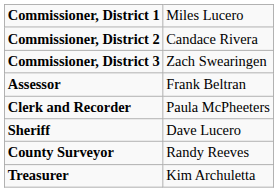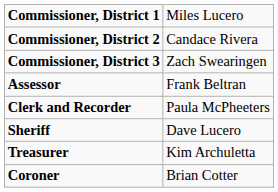- row: (61, 152)
+ row: (34, 175)
